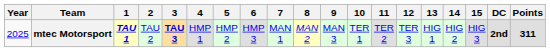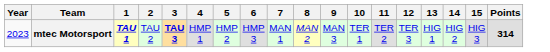- column: (499, 12)
(18, 33) 2025 -> (18, 33) 2023
(528, 33) 311 -> (505, 33) 314
